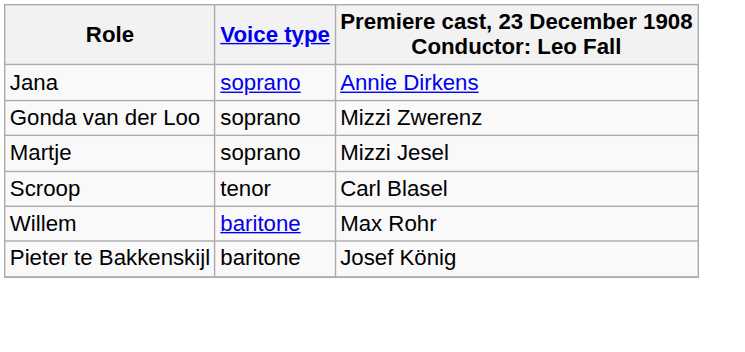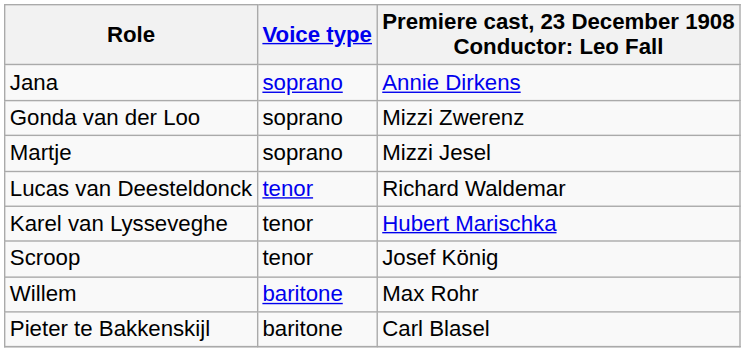+ row: (131, 188)
+ row: (119, 223)
(394, 188) Carl Blasel -> (440, 258) Josef König
(398, 258) Josef König -> (436, 329) Carl Blasel
